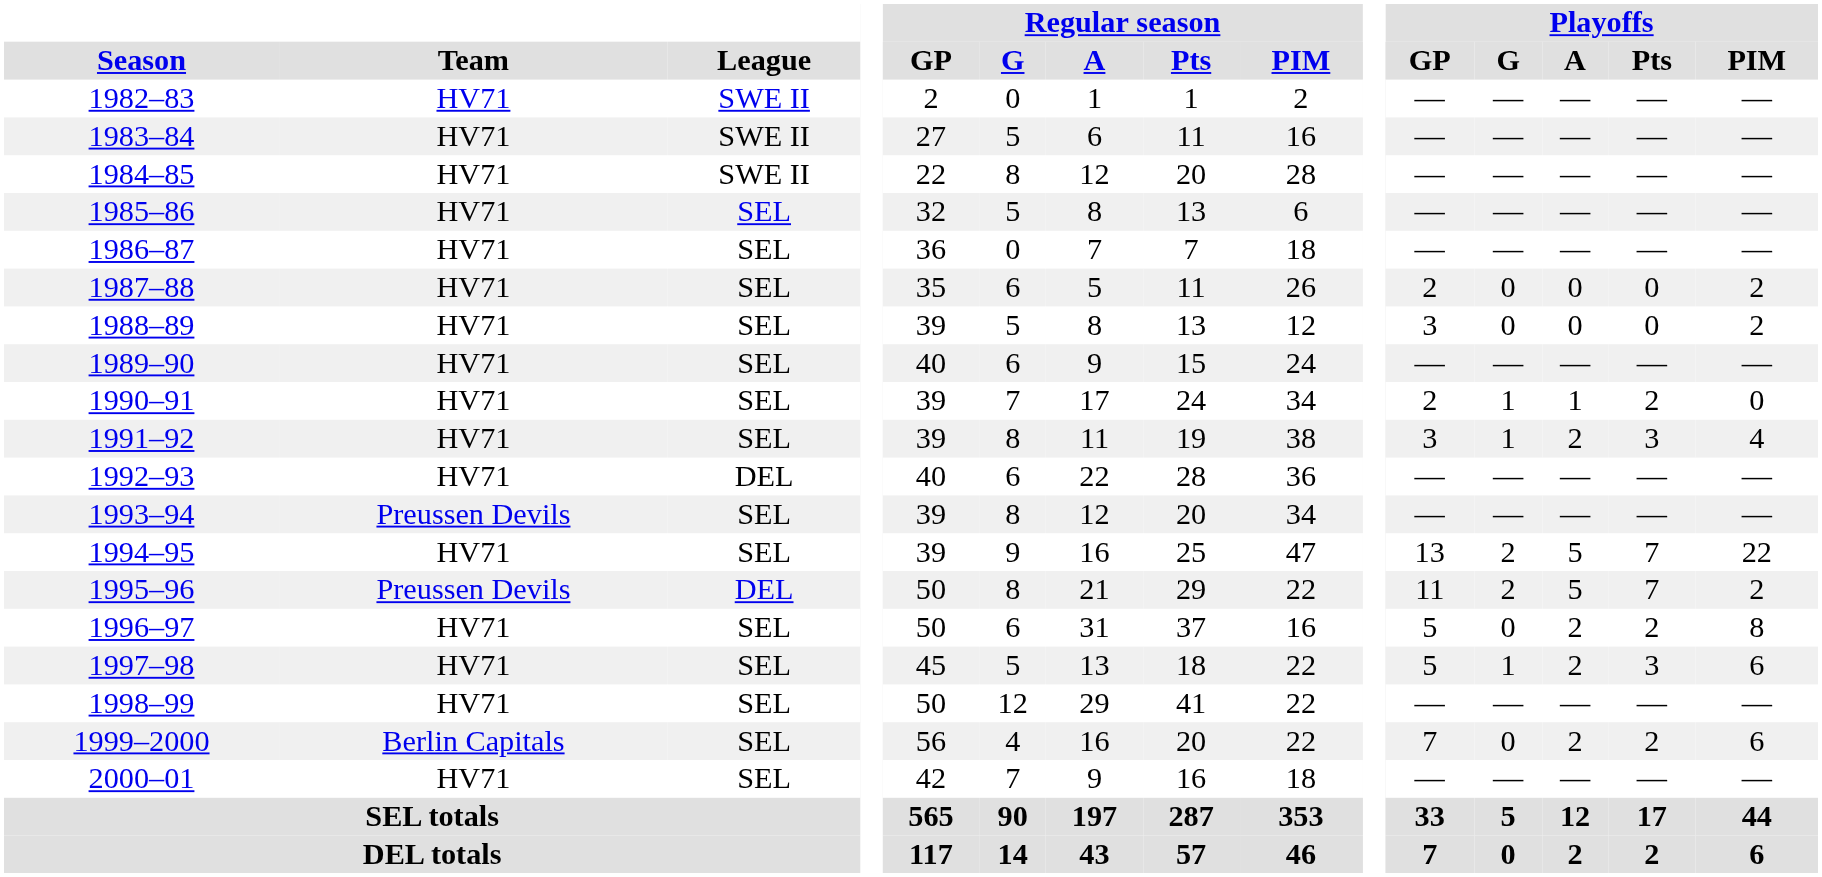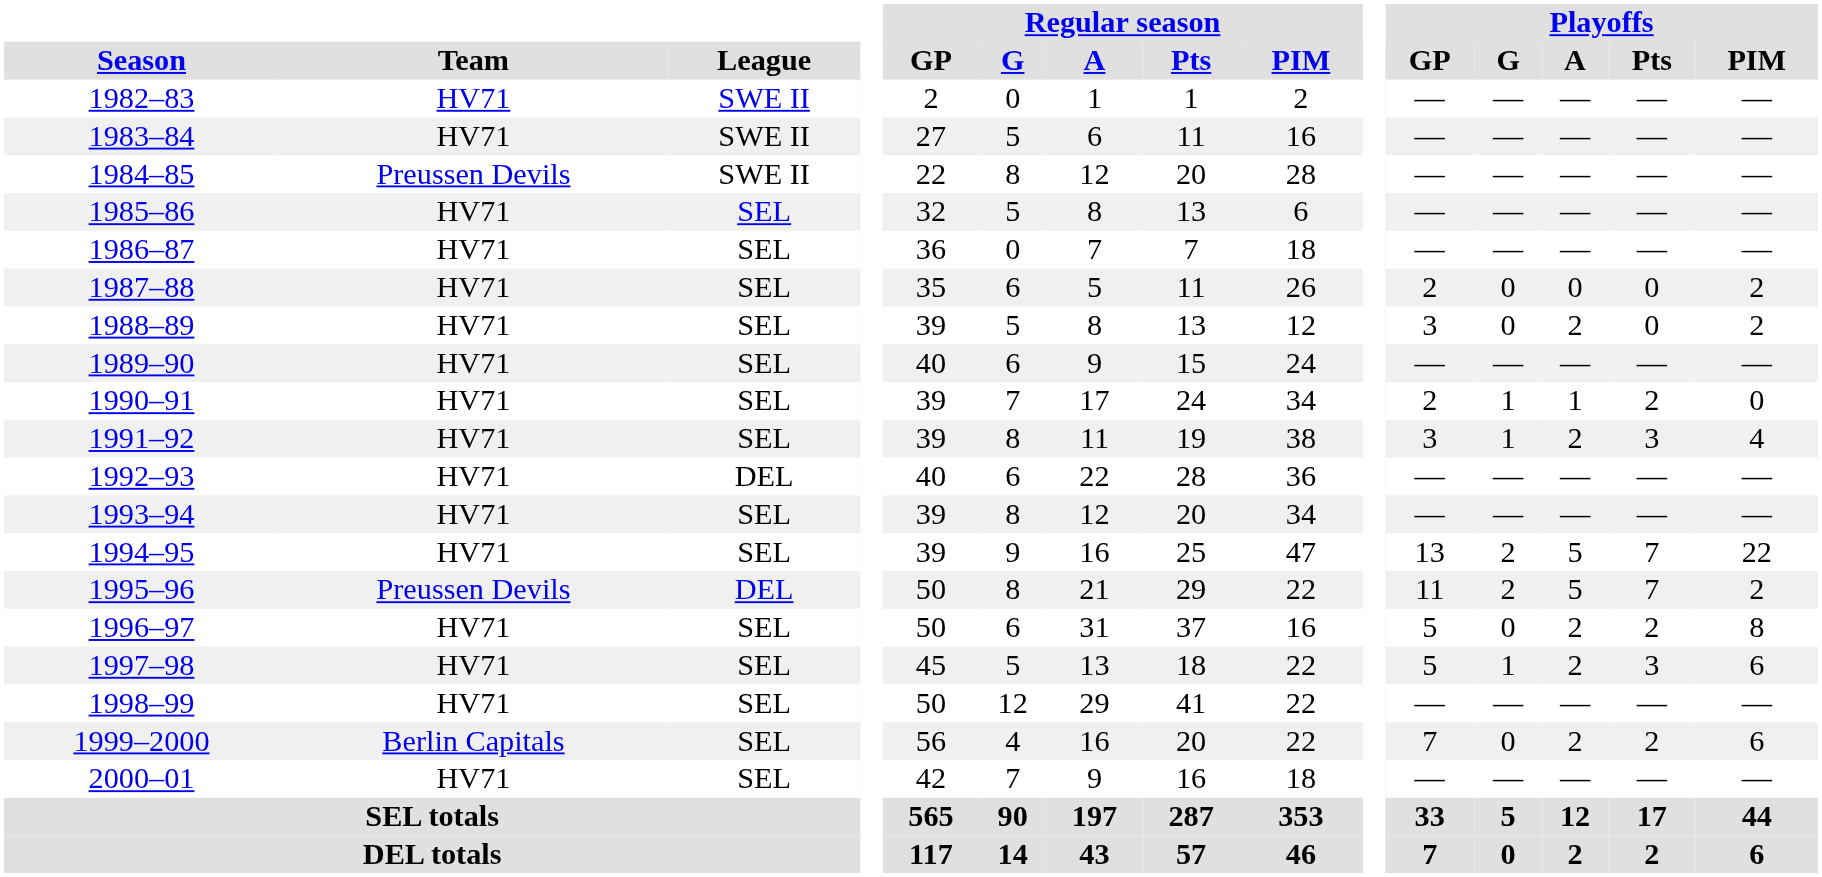(473, 173) HV71 -> (473, 173) Preussen Devils
(1575, 324) 0 -> (1575, 324) 2
(473, 513) Preussen Devils -> (473, 513) HV71
